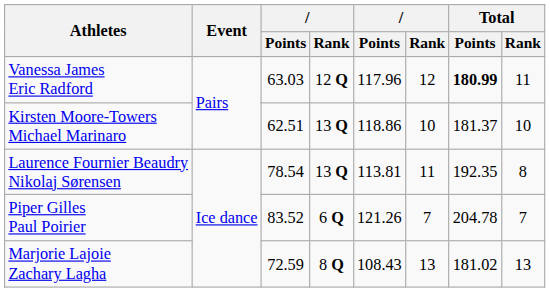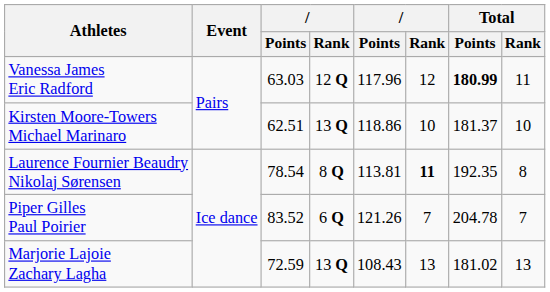(331, 172) 13 Q -> (331, 172) 8 Q
(427, 172) normal -> (427, 172) bold
(331, 264) 8 Q -> (331, 264) 13 Q
